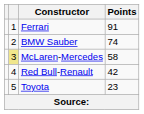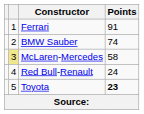(113, 71) 42 -> (113, 71) 24
(113, 86) normal -> (113, 86) bold
